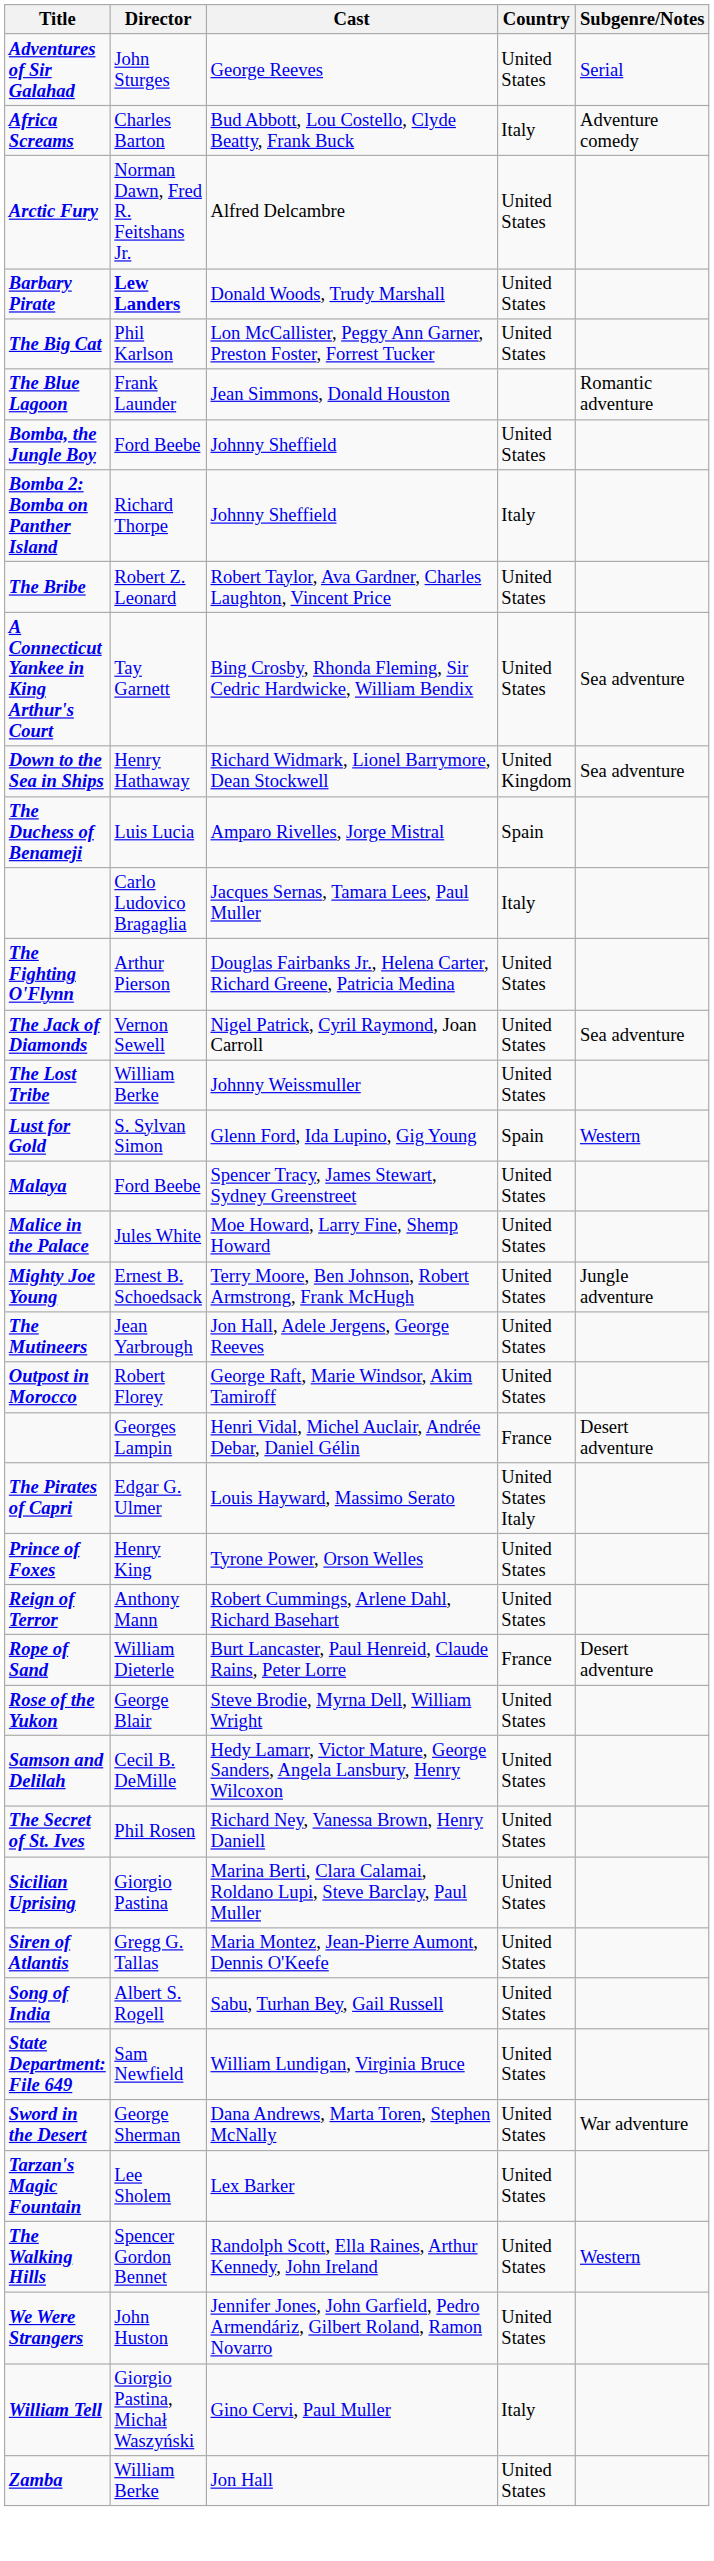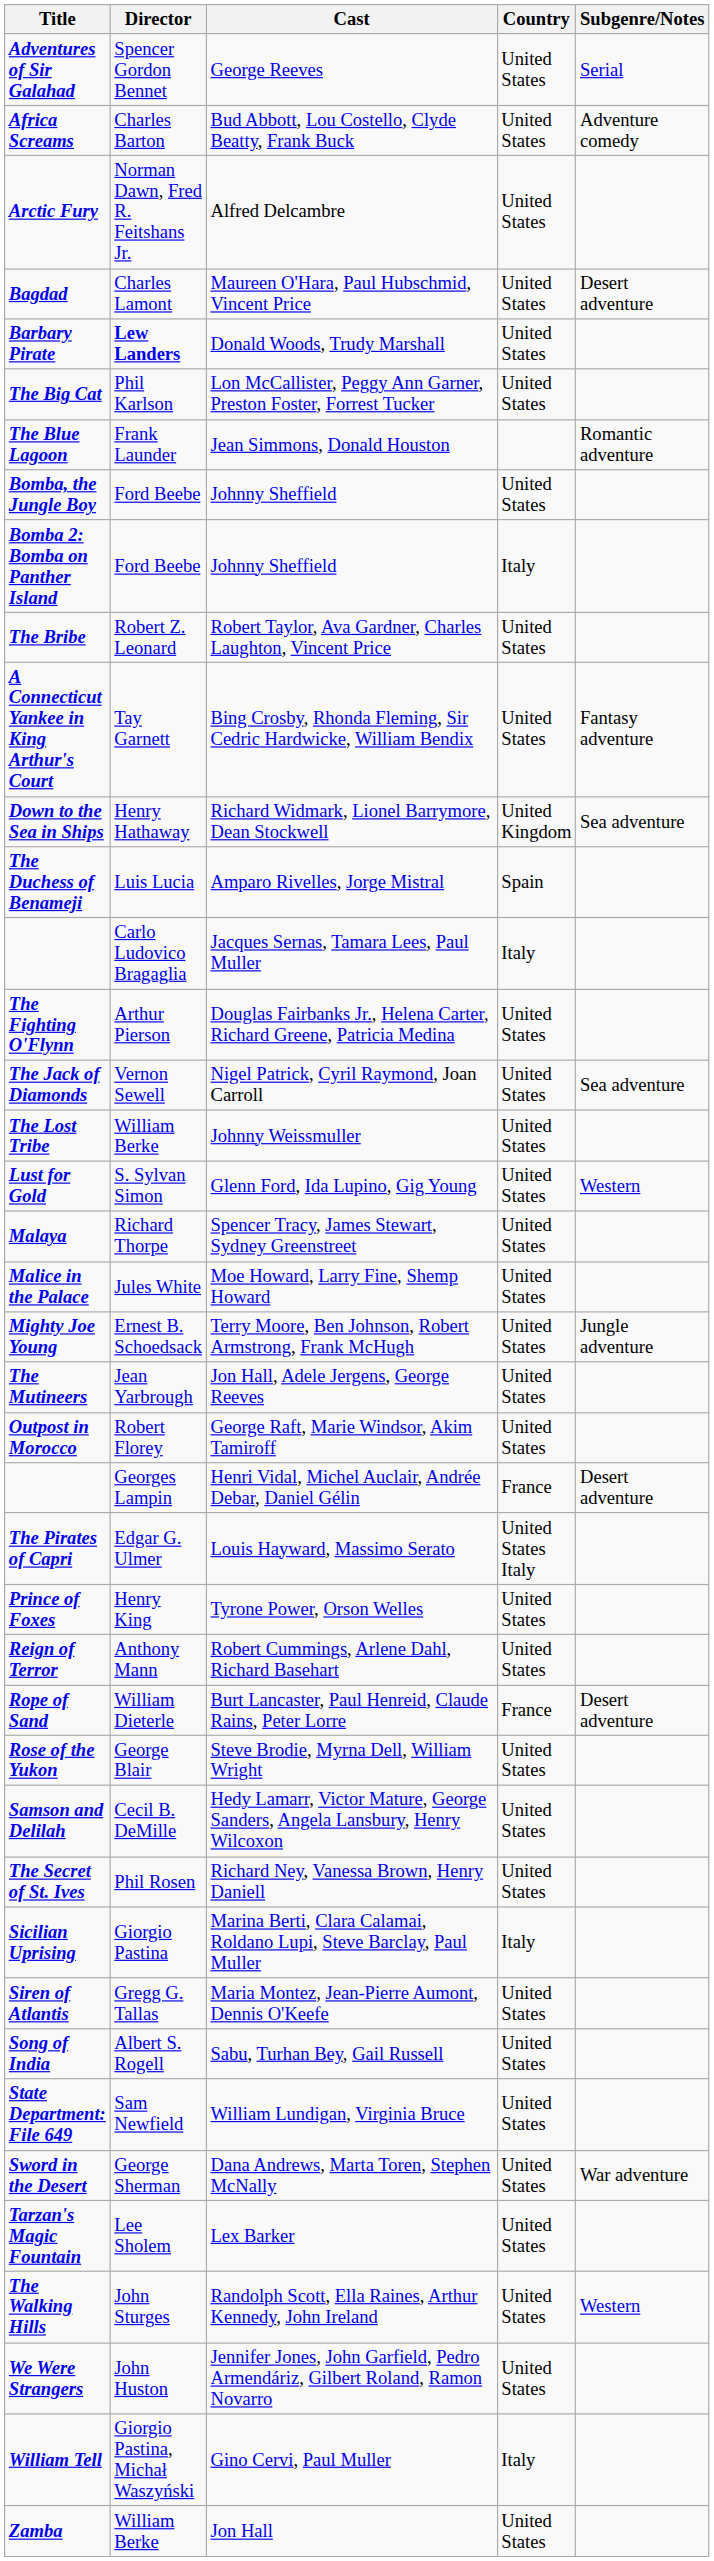(142, 69) John Sturges -> (144, 69) Spencer Gordon Bennet
(518, 130) Italy -> (527, 130) United States
+ row: (38, 293)
(144, 515) Richard Thorpe -> (157, 566) Ford Beebe
(632, 678) Sea adventure -> (617, 729) Fantasy adventure
(522, 1135) Spain -> (527, 1185) United States
(157, 1185) Ford Beebe -> (144, 1236) Richard Thorpe
(527, 1892) United States -> (518, 1942) Italy
(144, 2256) Spencer Gordon Bennet -> (142, 2307) John Sturges
